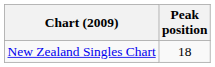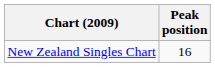(185, 51) 18 -> (185, 51) 16
